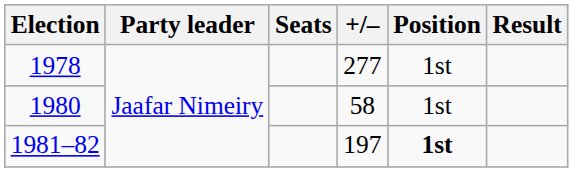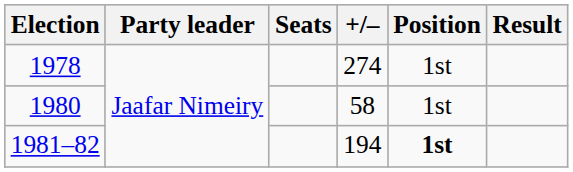(362, 65) 277 -> (362, 65) 274
(362, 145) 197 -> (362, 145) 194
